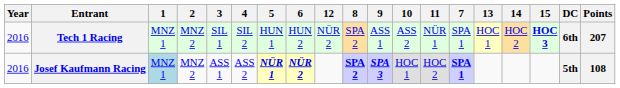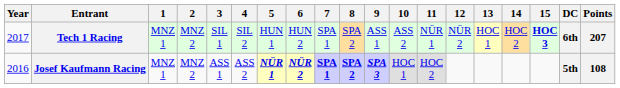columns swapped: (461, 13) <-> (329, 13)
(18, 37) 2016 -> (18, 37) 2017
(163, 68) lightblue background -> (163, 68) no background
